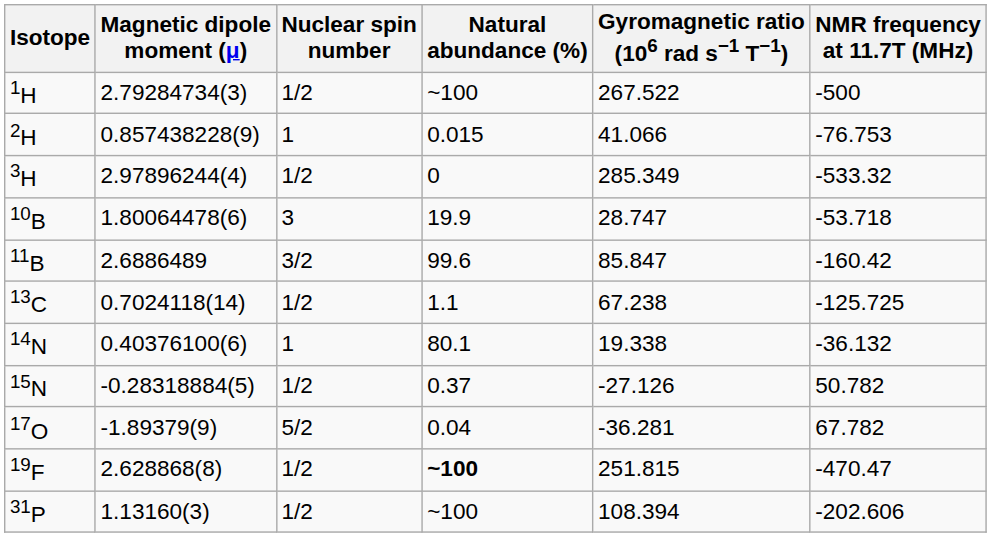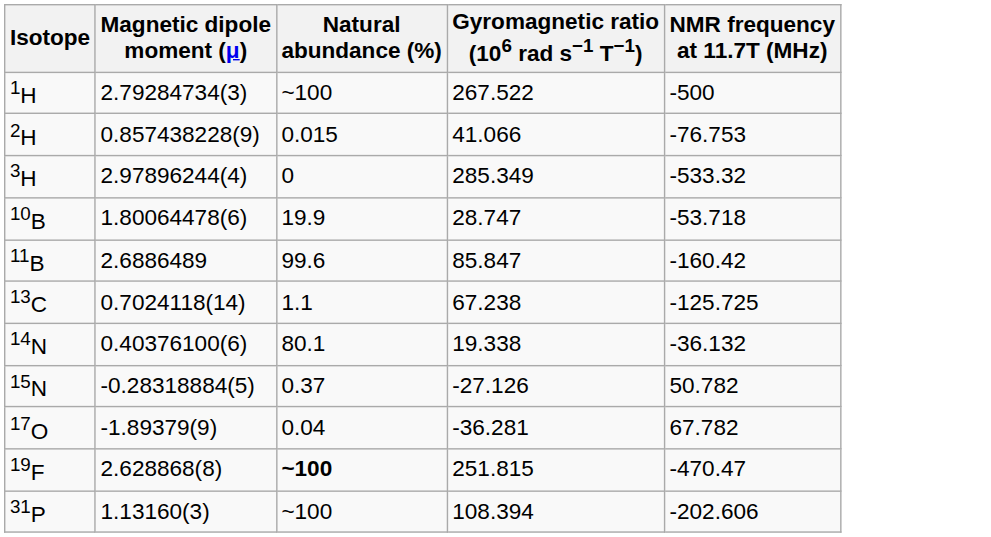- column: (349, 38)
